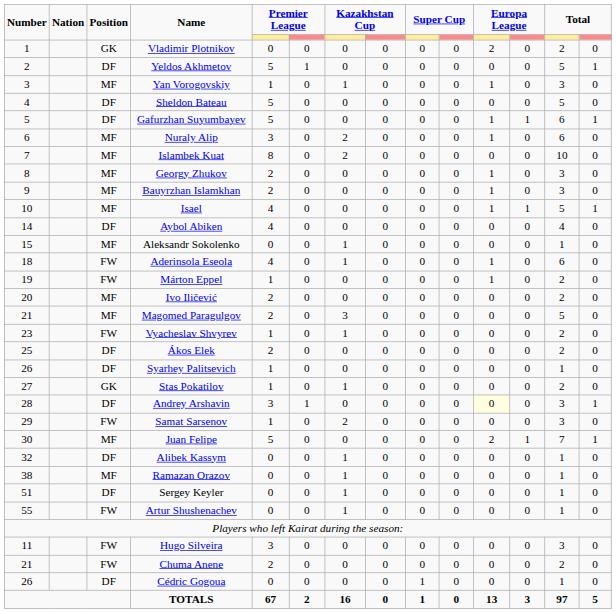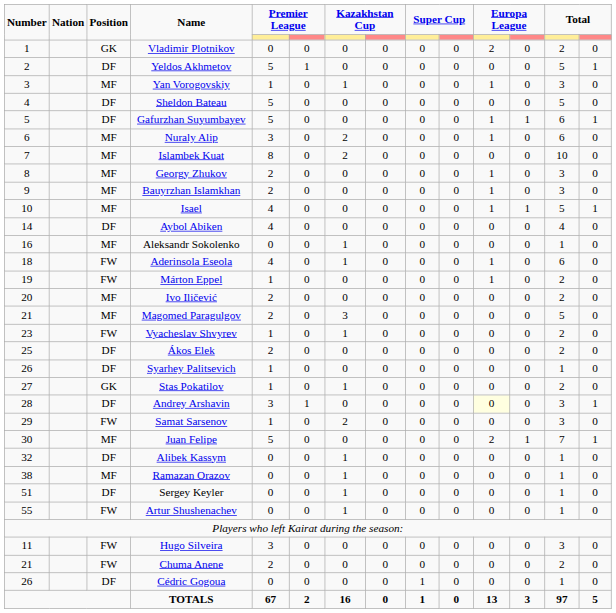(27, 244) 15 -> (27, 244) 16
